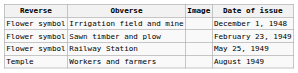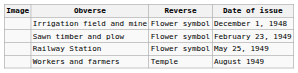columns swapped: (199, 10) <-> (36, 10)
